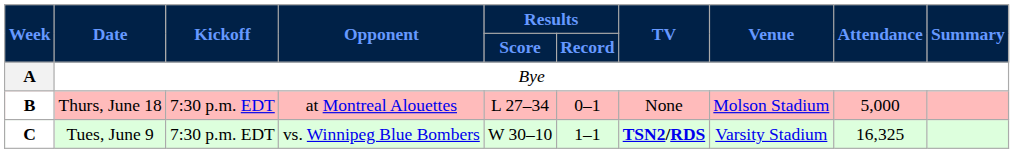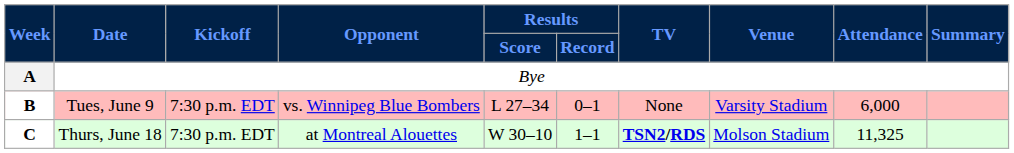(110, 105) Thurs, June 18 -> (110, 105) Tues, June 9
(381, 105) at Montreal Alouettes -> (381, 105) vs. Winnipeg Blue Bombers
(771, 105) Molson Stadium -> (771, 105) Varsity Stadium
(880, 105) 5,000 -> (880, 105) 6,000
(110, 134) Tues, June 9 -> (110, 134) Thurs, June 18
(381, 134) vs. Winnipeg Blue Bombers -> (381, 134) at Montreal Alouettes
(771, 134) Varsity Stadium -> (771, 134) Molson Stadium
(880, 134) 16,325 -> (880, 134) 11,325
